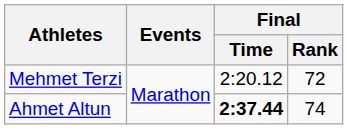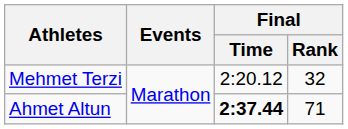(315, 80) 72 -> (315, 80) 32
(315, 109) 74 -> (315, 109) 71
